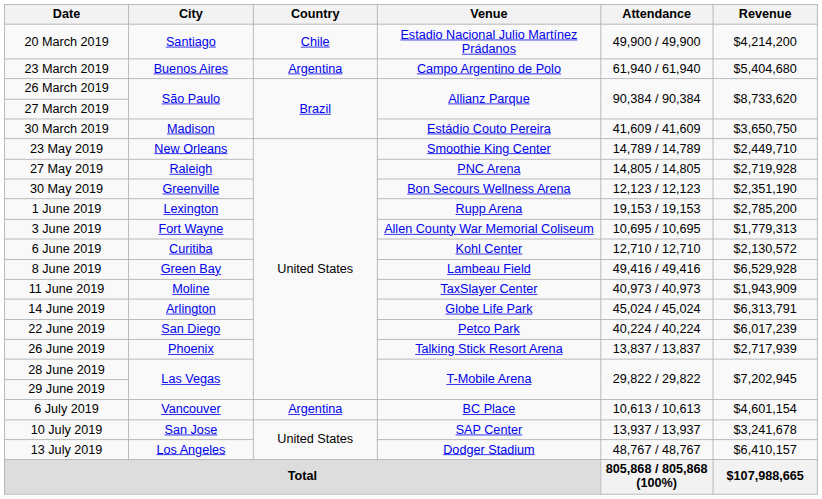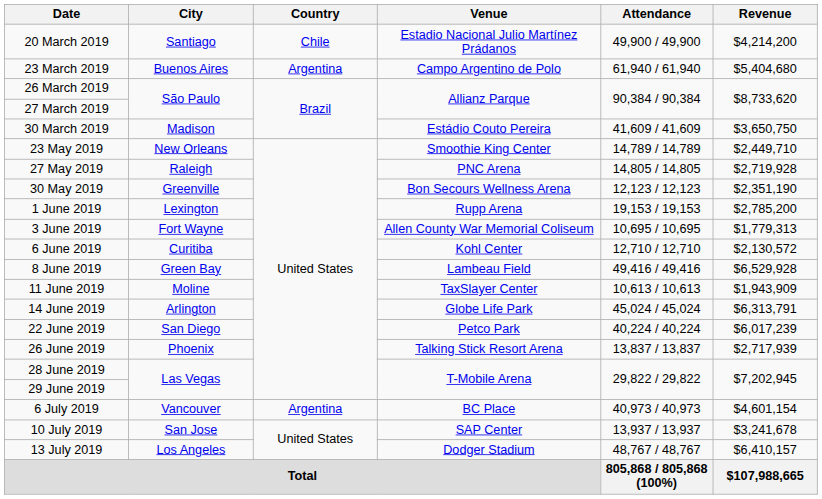(657, 289) 40,973 / 40,973 -> (657, 289) 10,613 / 10,613
(657, 409) 10,613 / 10,613 -> (657, 409) 40,973 / 40,973
